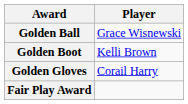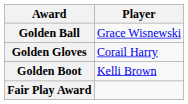rows swapped: (49, 52) <-> (49, 71)
